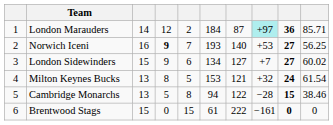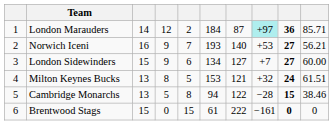(166, 45) bold -> (166, 45) normal
(315, 45) 56.25 -> (315, 45) 56.21
(315, 62) 60.02 -> (315, 62) 60.00
(315, 78) 61.54 -> (315, 78) 61.51
